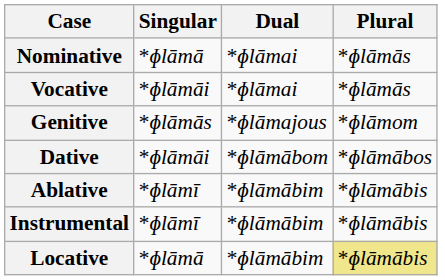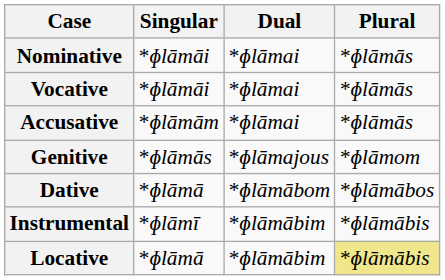(171, 55) *ɸlāmā -> (174, 55) *ɸlāmāi
+ row: (69, 122)
(174, 156) *ɸlāmāi -> (171, 190) *ɸlāmā
- row: (69, 190)
